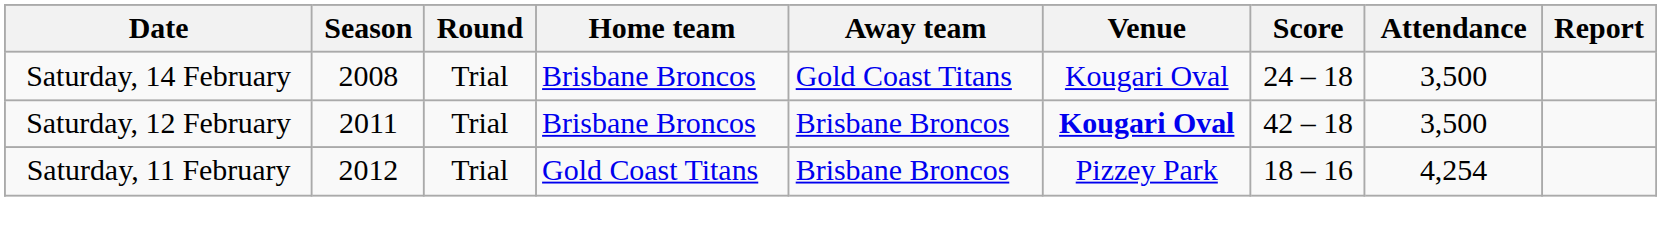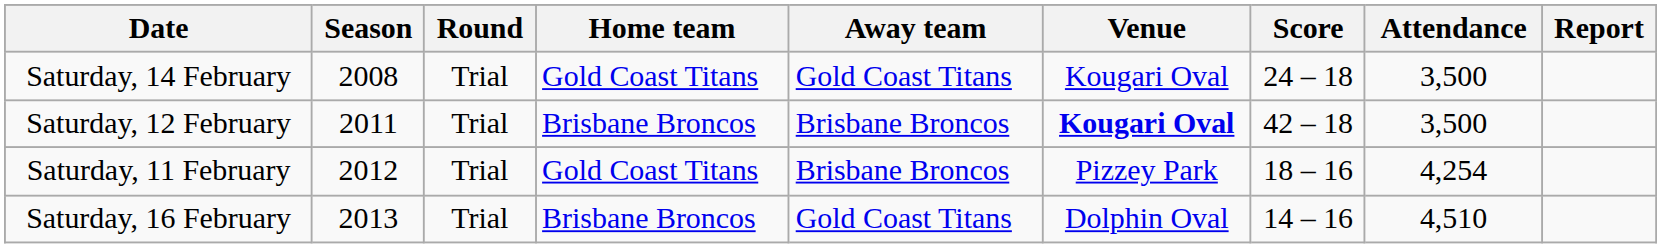(649, 75) Brisbane Broncos -> (650, 75) Gold Coast Titans
+ row: (159, 218)
